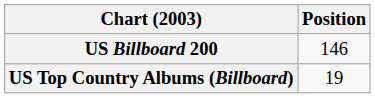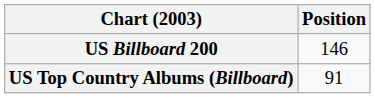(334, 78) 19 -> (334, 78) 91
